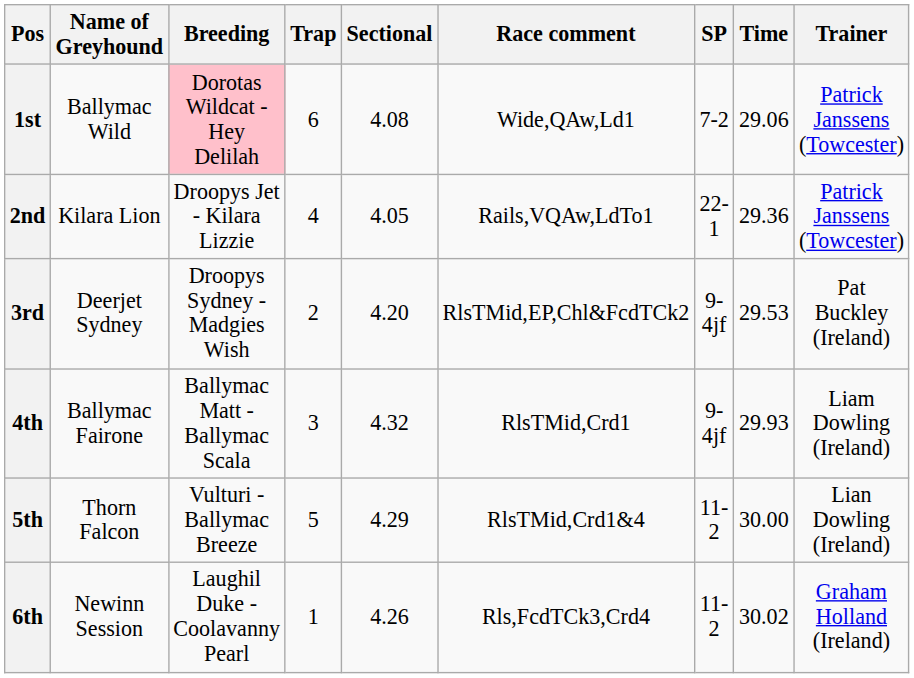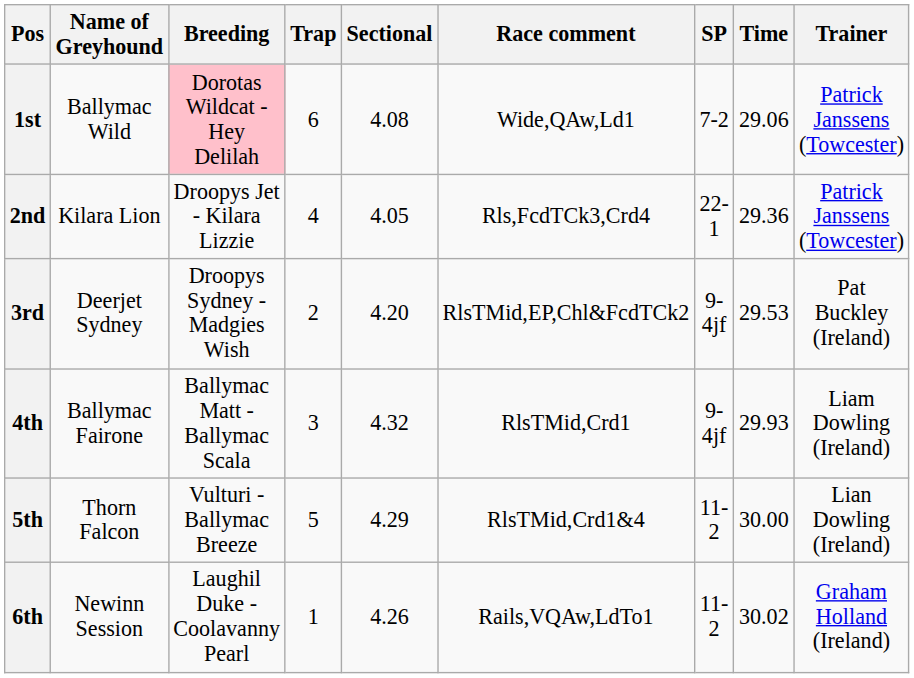(566, 216) Rails,VQAw,LdTo1 -> (566, 216) Rls,FcdTCk3,Crd4
(566, 617) Rls,FcdTCk3,Crd4 -> (566, 617) Rails,VQAw,LdTo1
